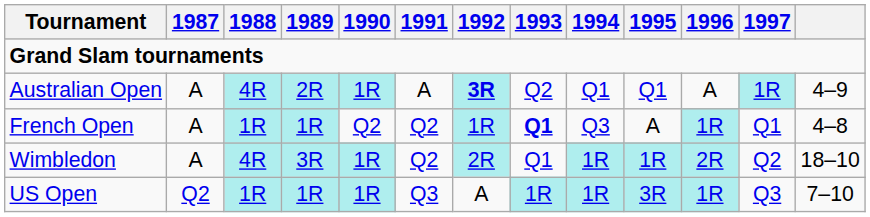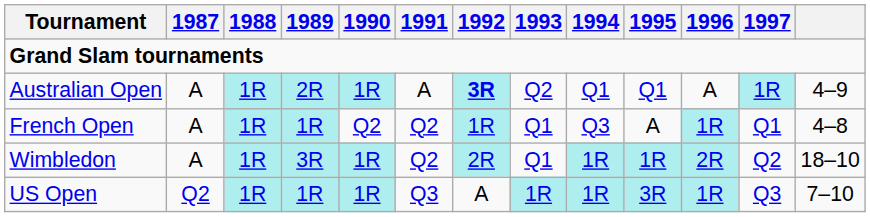(253, 90) 4R -> (253, 90) 1R
(538, 124) bold -> (538, 124) normal
(253, 159) 4R -> (253, 159) 1R
